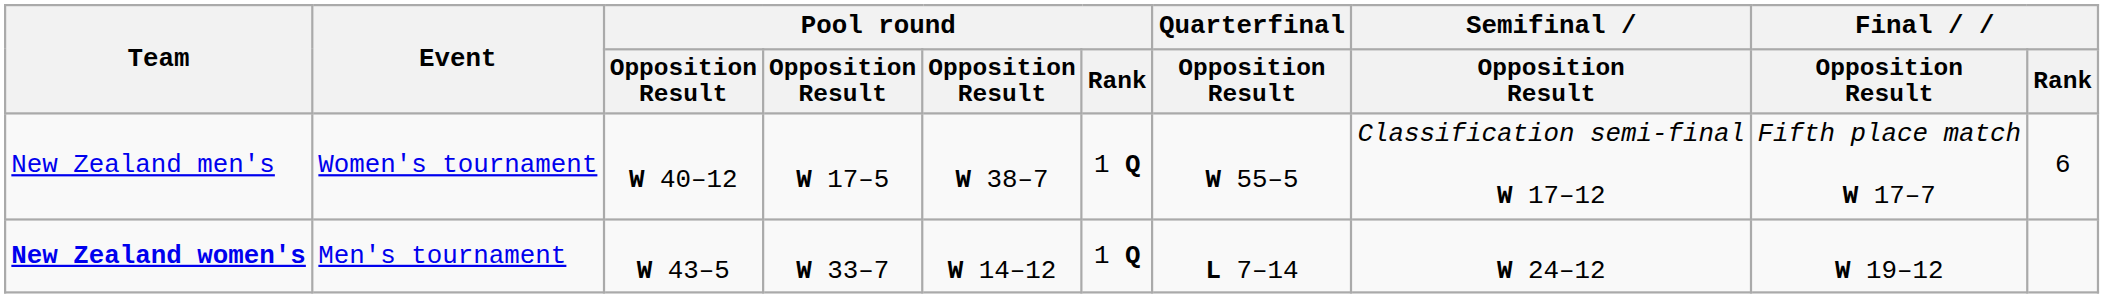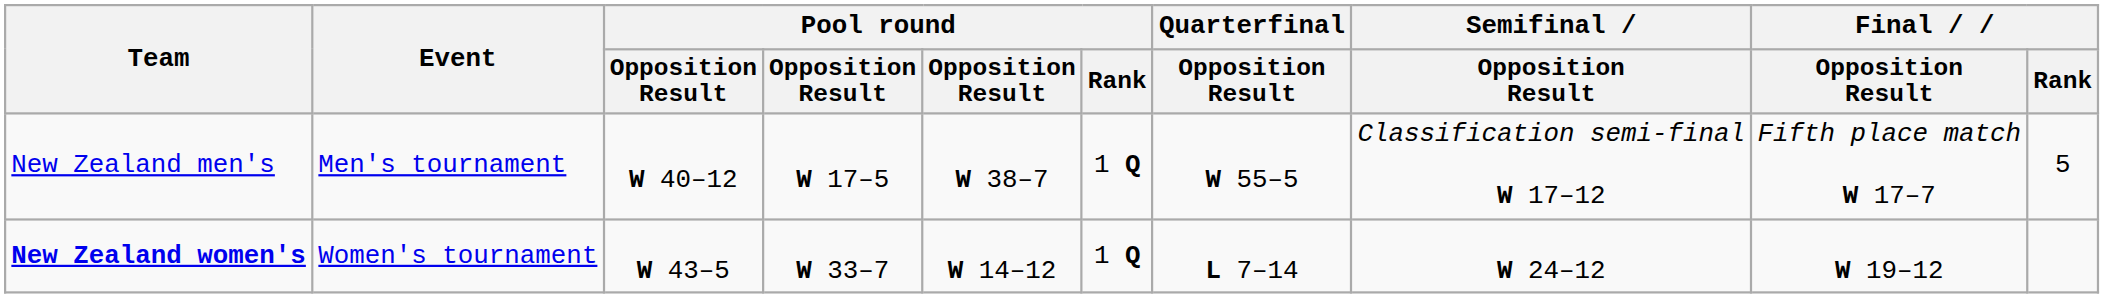(458, 166) Women's tournament -> (442, 166) Men's tournament
(2063, 166) 6 -> (2063, 166) 5
(442, 256) Men's tournament -> (458, 256) Women's tournament
